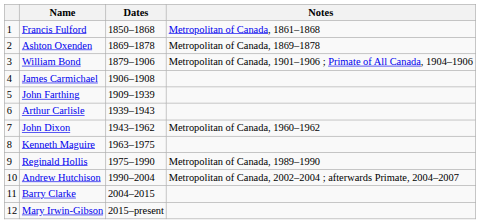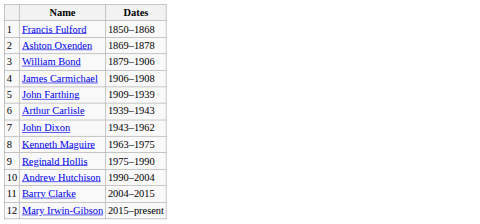- column: (321, 12)
